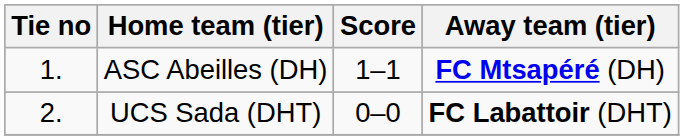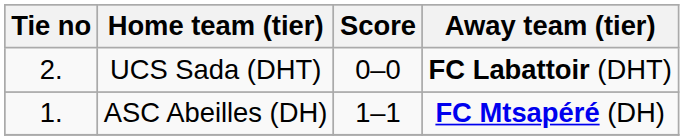rows swapped: (216, 69) <-> (216, 112)
